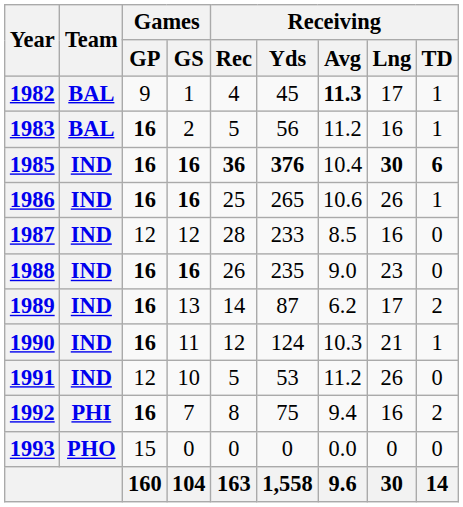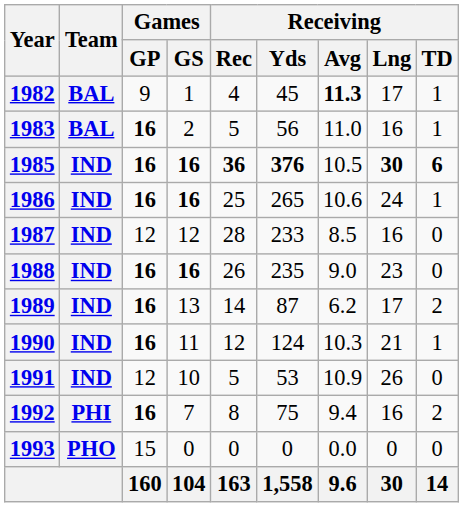(343, 128) 11.2 -> (343, 128) 11.0
(343, 164) 10.4 -> (343, 164) 10.5
(392, 199) 26 -> (392, 199) 24
(343, 377) 11.2 -> (343, 377) 10.9
